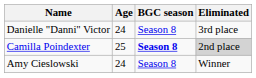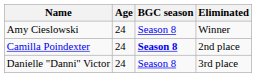rows swapped: (43, 64) <-> (58, 30)
(120, 47) 25 -> (120, 47) 24
(219, 47) lightgrey background -> (219, 47) no background
